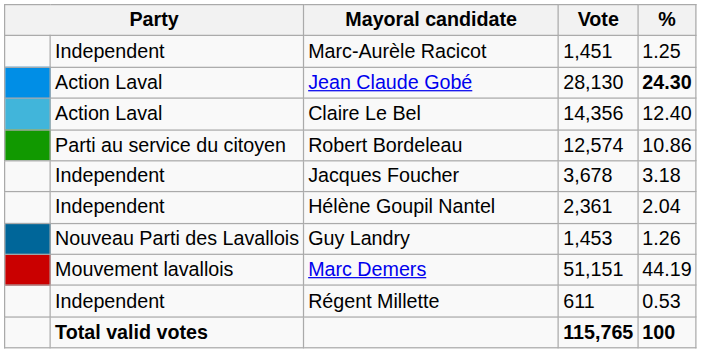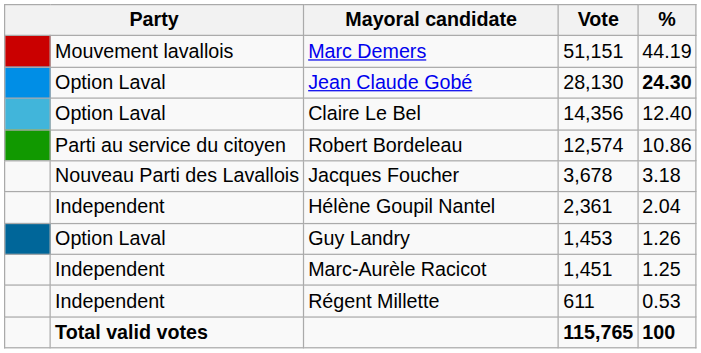rows swapped: (367, 269) <-> (397, 51)
(109, 82) Action Laval -> (110, 82) Option Laval
(109, 113) Action Laval -> (110, 113) Option Laval
(110, 176) Independent -> (177, 176) Nouveau Parti des Lavallois
(177, 238) Nouveau Parti des Lavallois -> (110, 238) Option Laval
